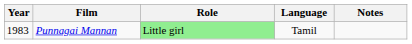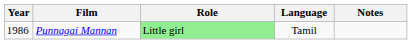(18, 30) 1983 -> (18, 30) 1986
